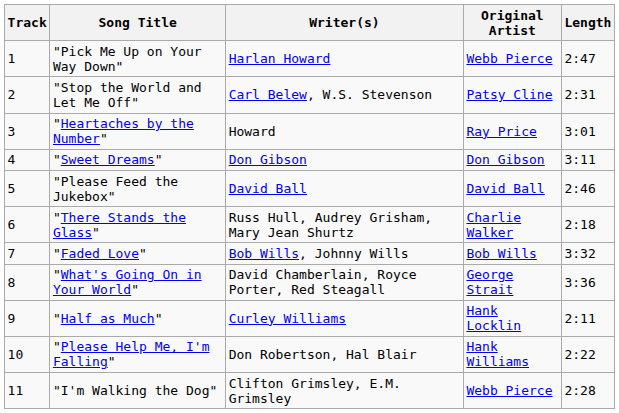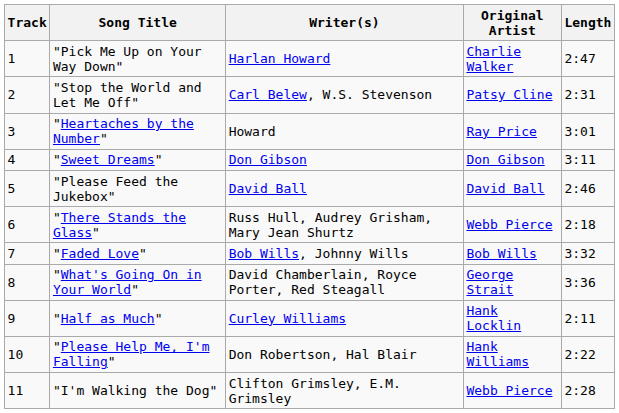(509, 59) Webb Pierce -> (494, 59) Charlie Walker
(494, 225) Charlie Walker -> (509, 225) Webb Pierce
